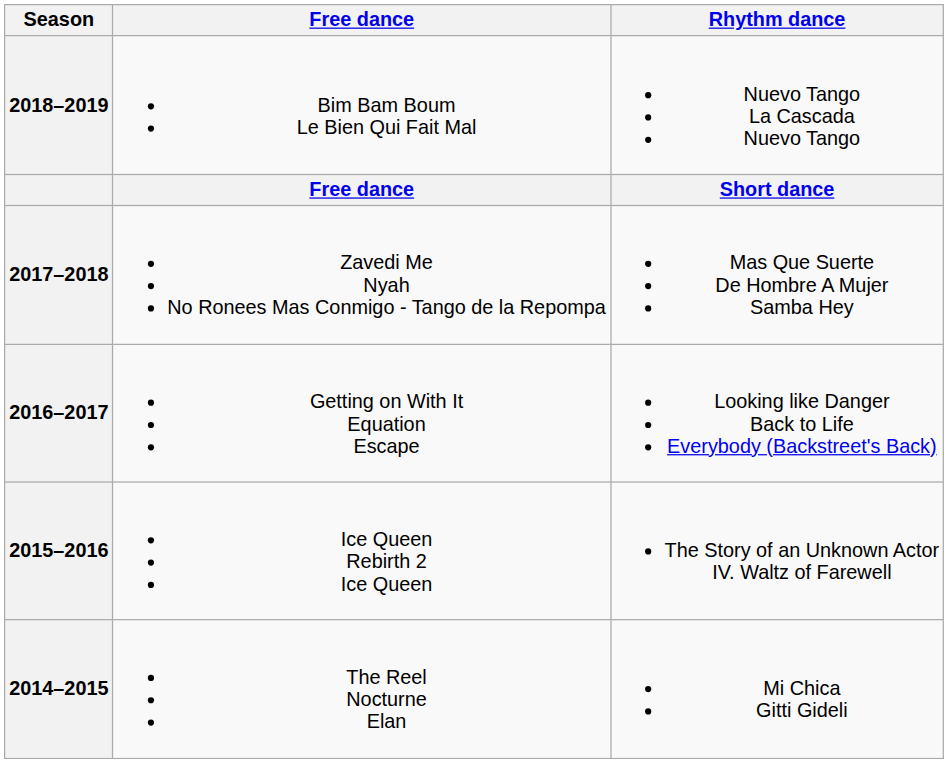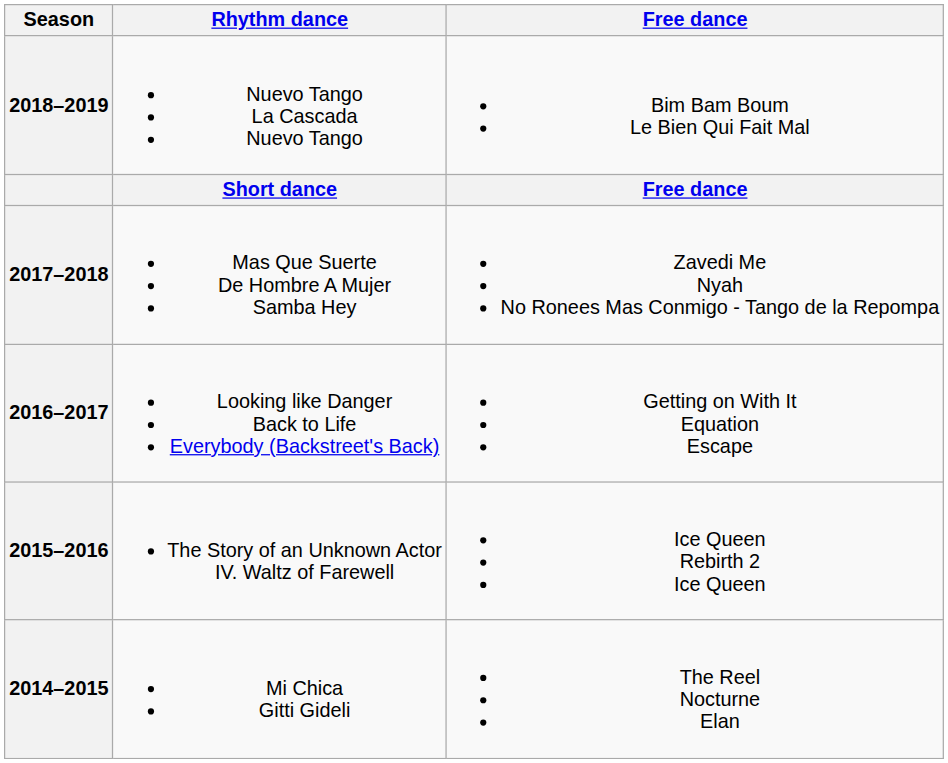columns swapped: (777, 20) <-> (362, 20)
